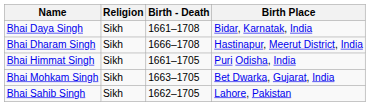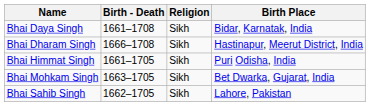columns swapped: (179, 12) <-> (123, 12)
